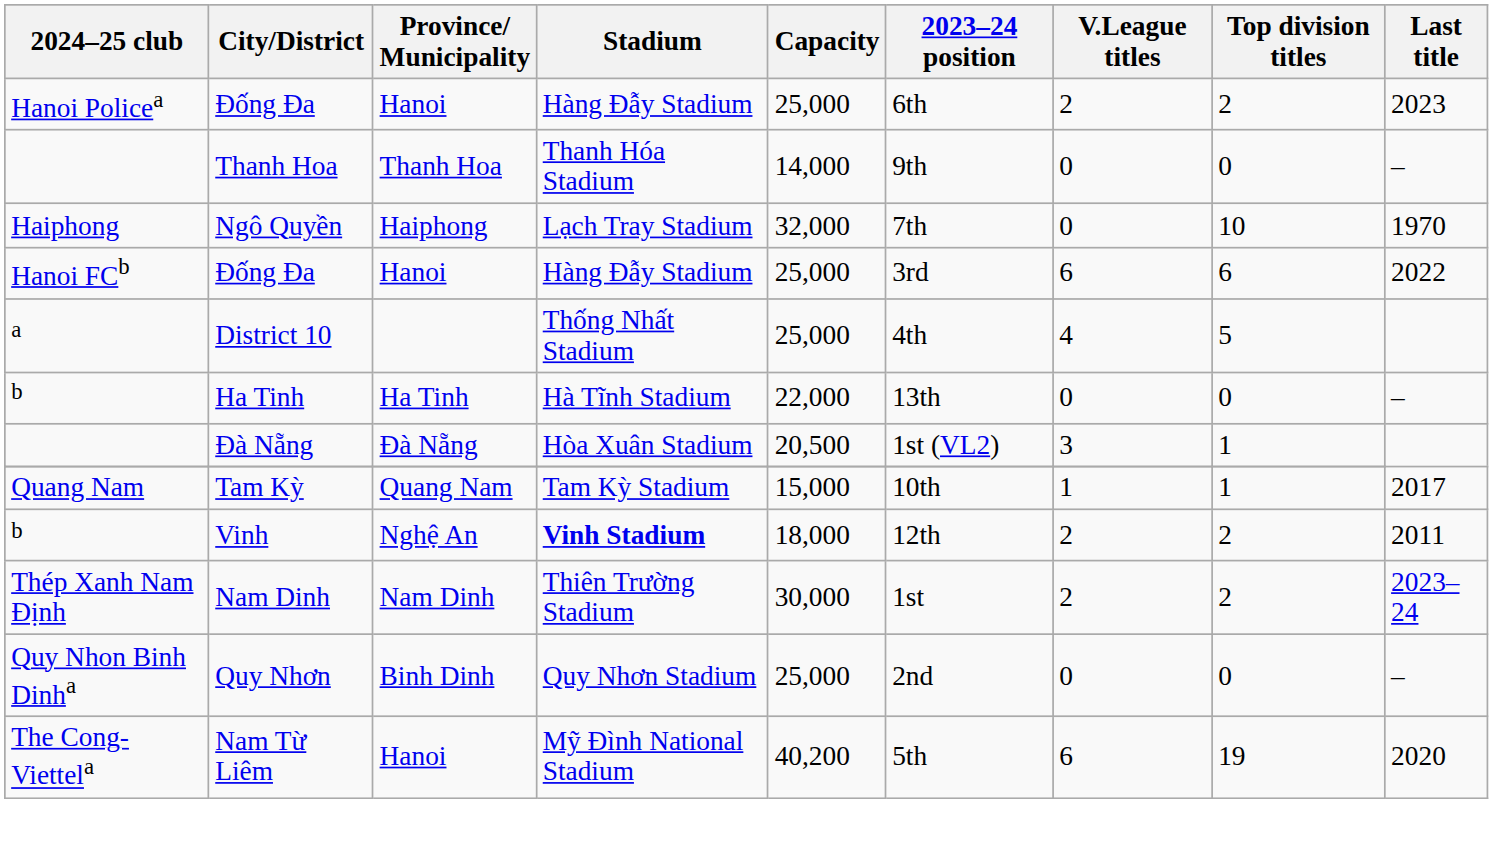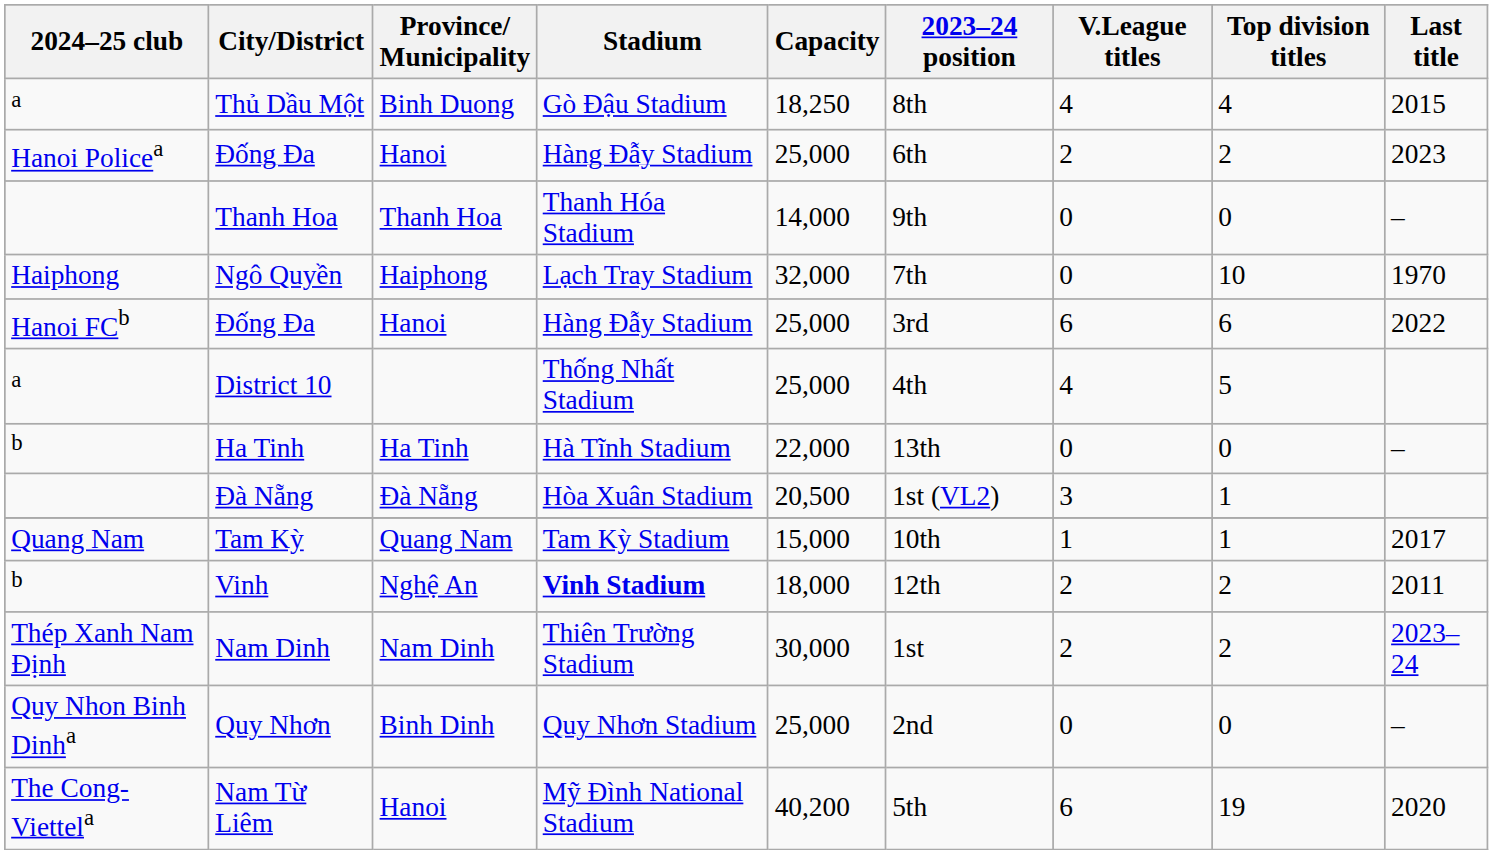+ row: (16, 98)
